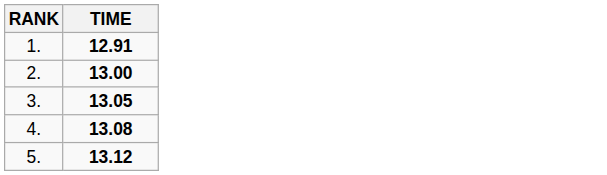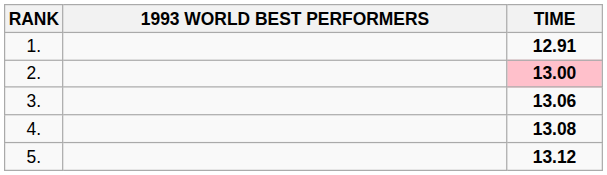+ column: (285, 19)
(111, 74) no background -> (554, 74) pink background
(111, 101) 13.05 -> (554, 101) 13.06
